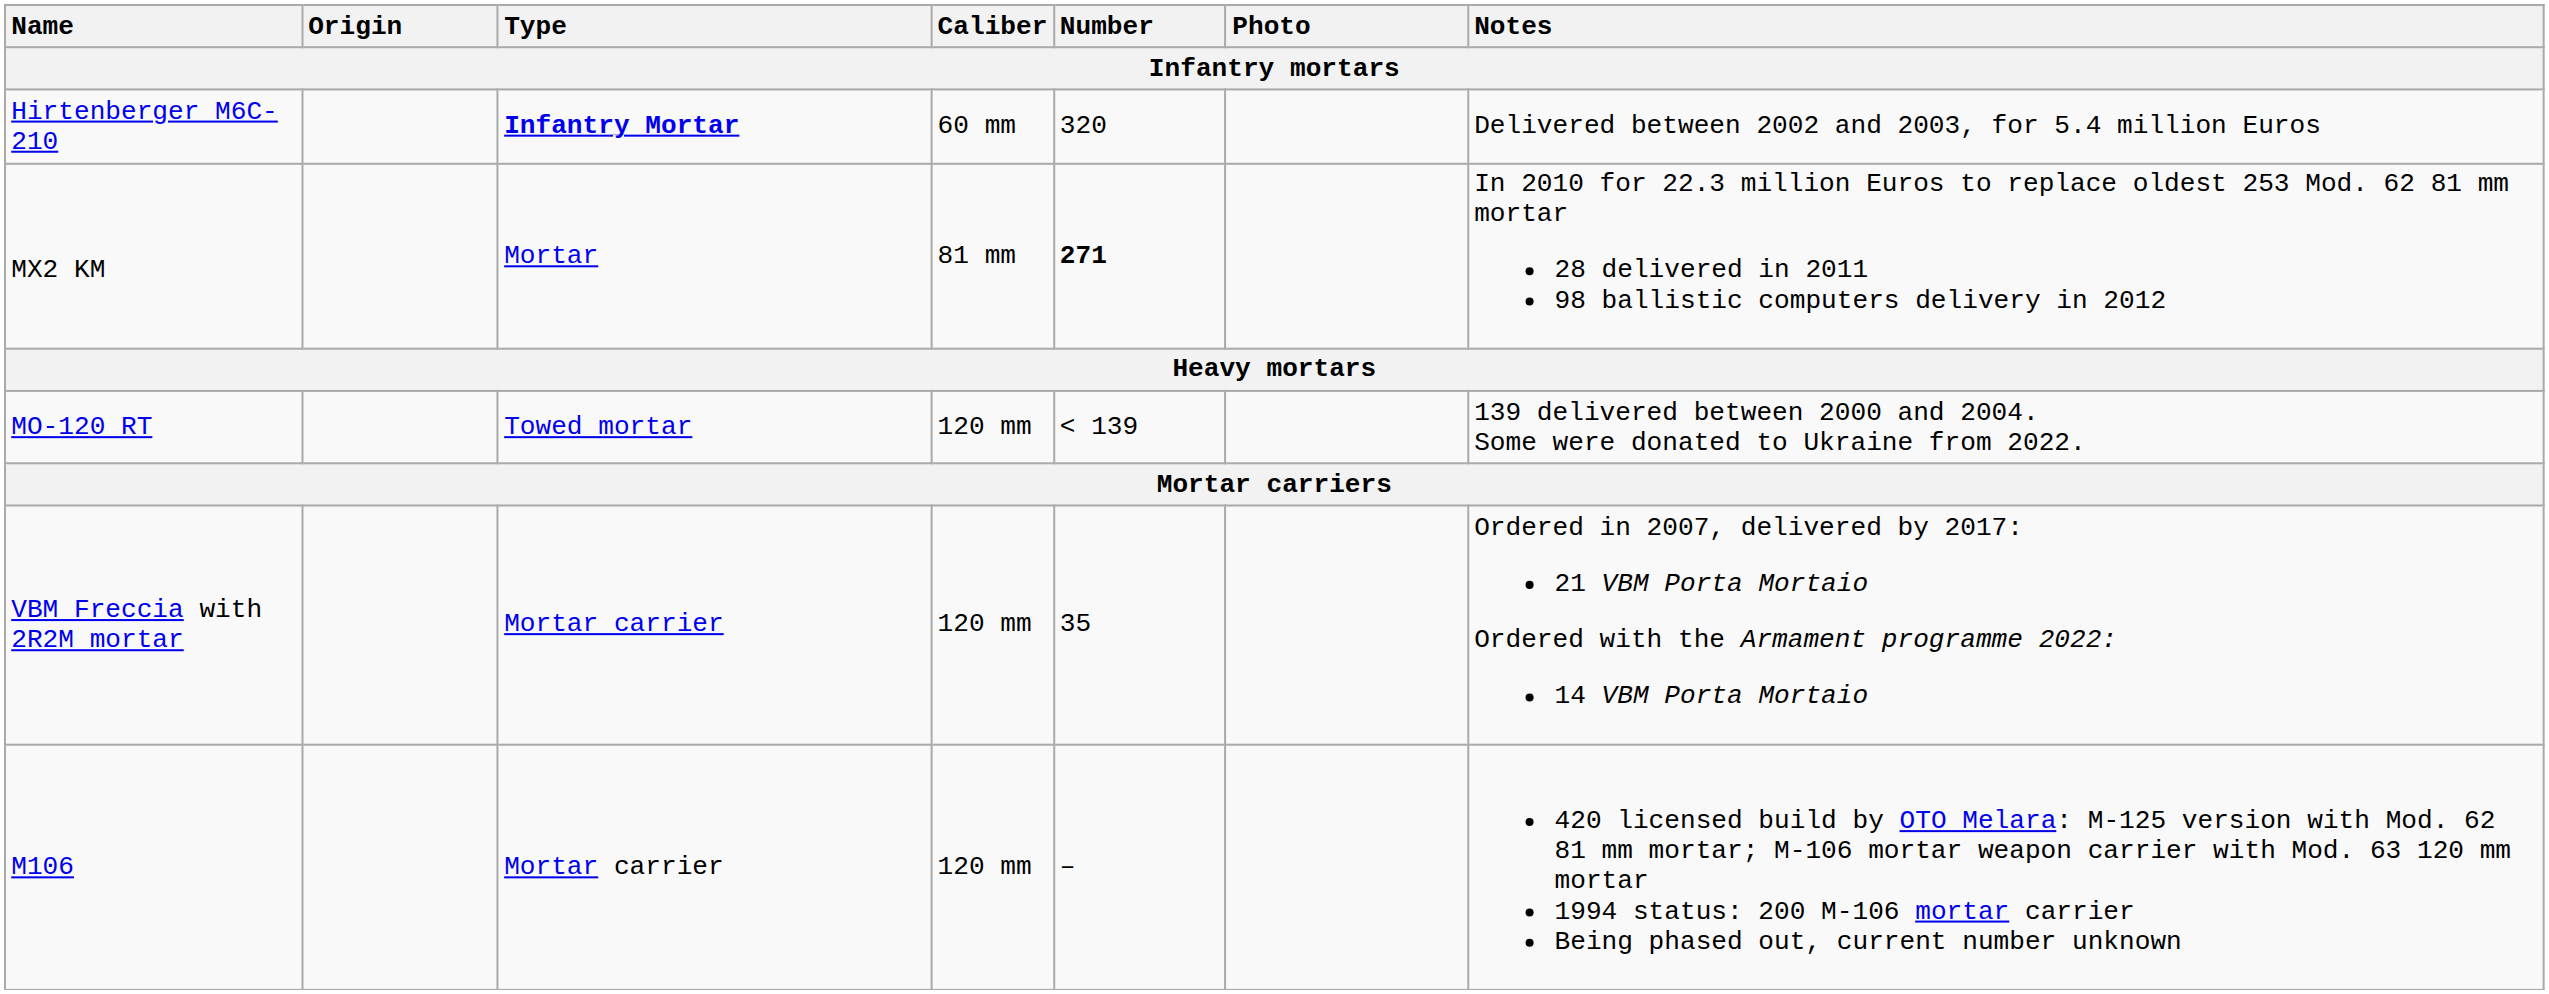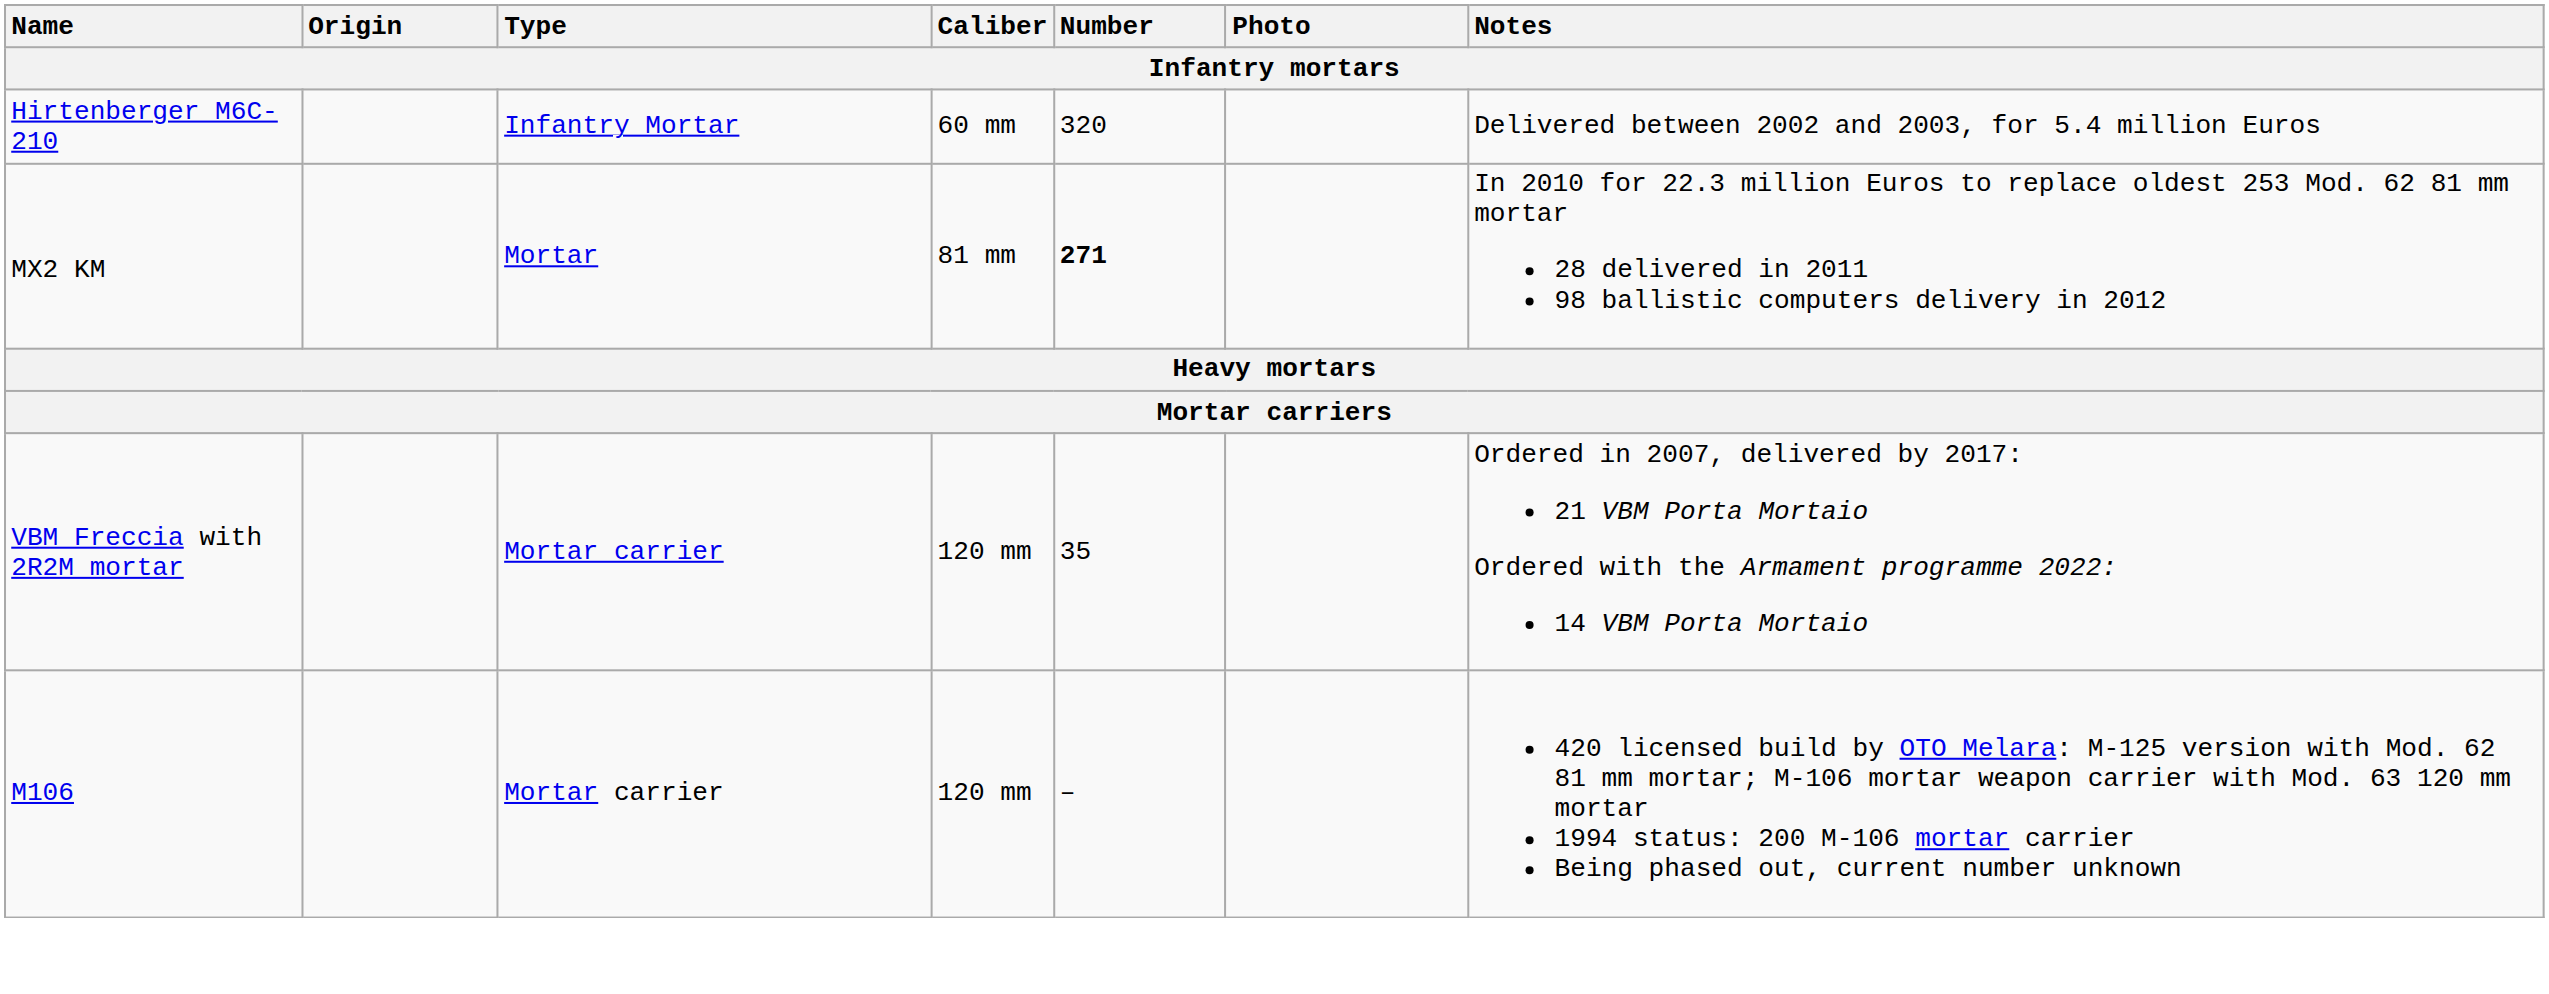(622, 127) bold -> (622, 127) normal
- row: (82, 427)
